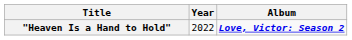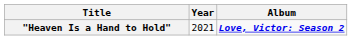(203, 28) 2022 -> (203, 28) 2021
